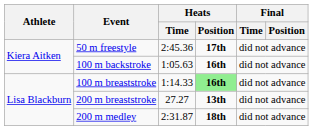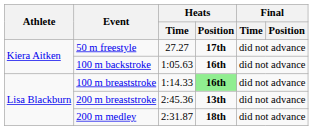(177, 48) 2:45.36 -> (177, 48) 27.27
(177, 100) 27.27 -> (177, 100) 2:45.36
